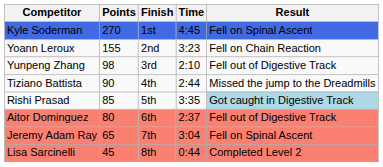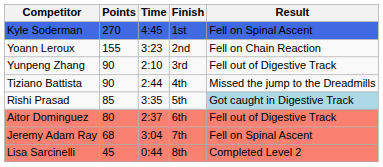columns swapped: (191, 13) <-> (157, 13)
(108, 65) 98 -> (108, 65) 90
(108, 135) 65 -> (108, 135) 68
